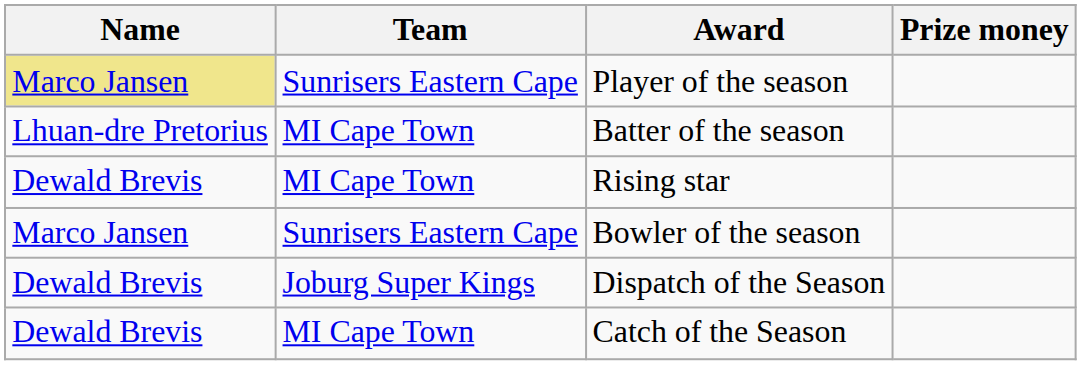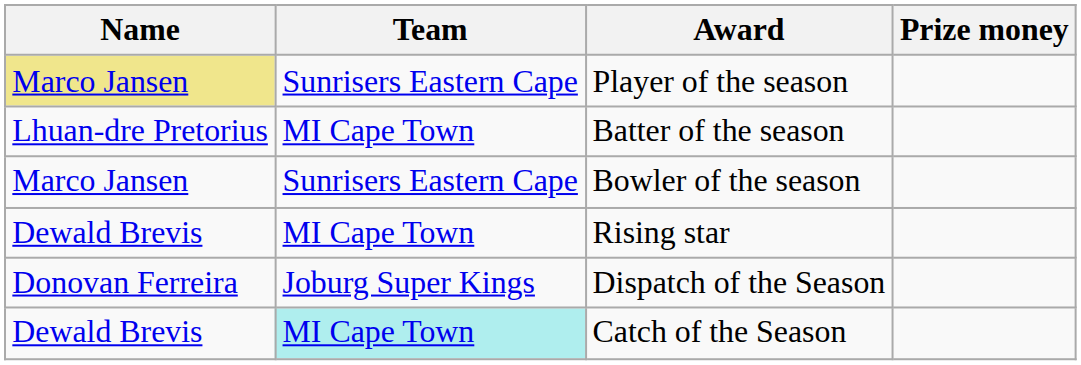rows swapped: (727, 231) <-> (661, 181)
(107, 282) Dewald Brevis -> (125, 282) Donovan Ferreira
(378, 332) no background -> (378, 332) paleturquoise background
